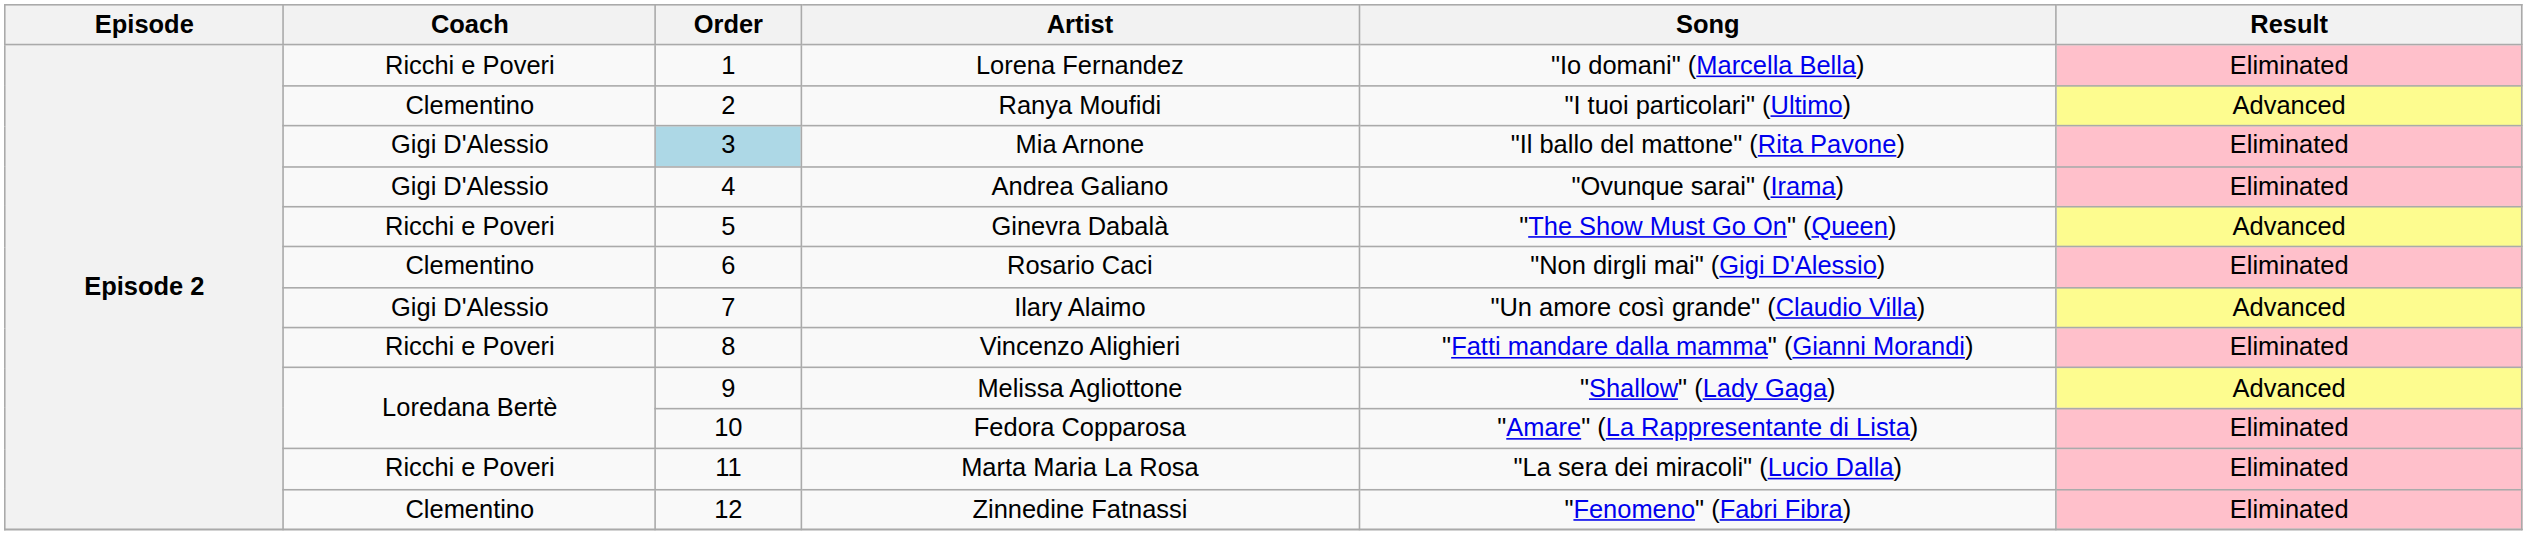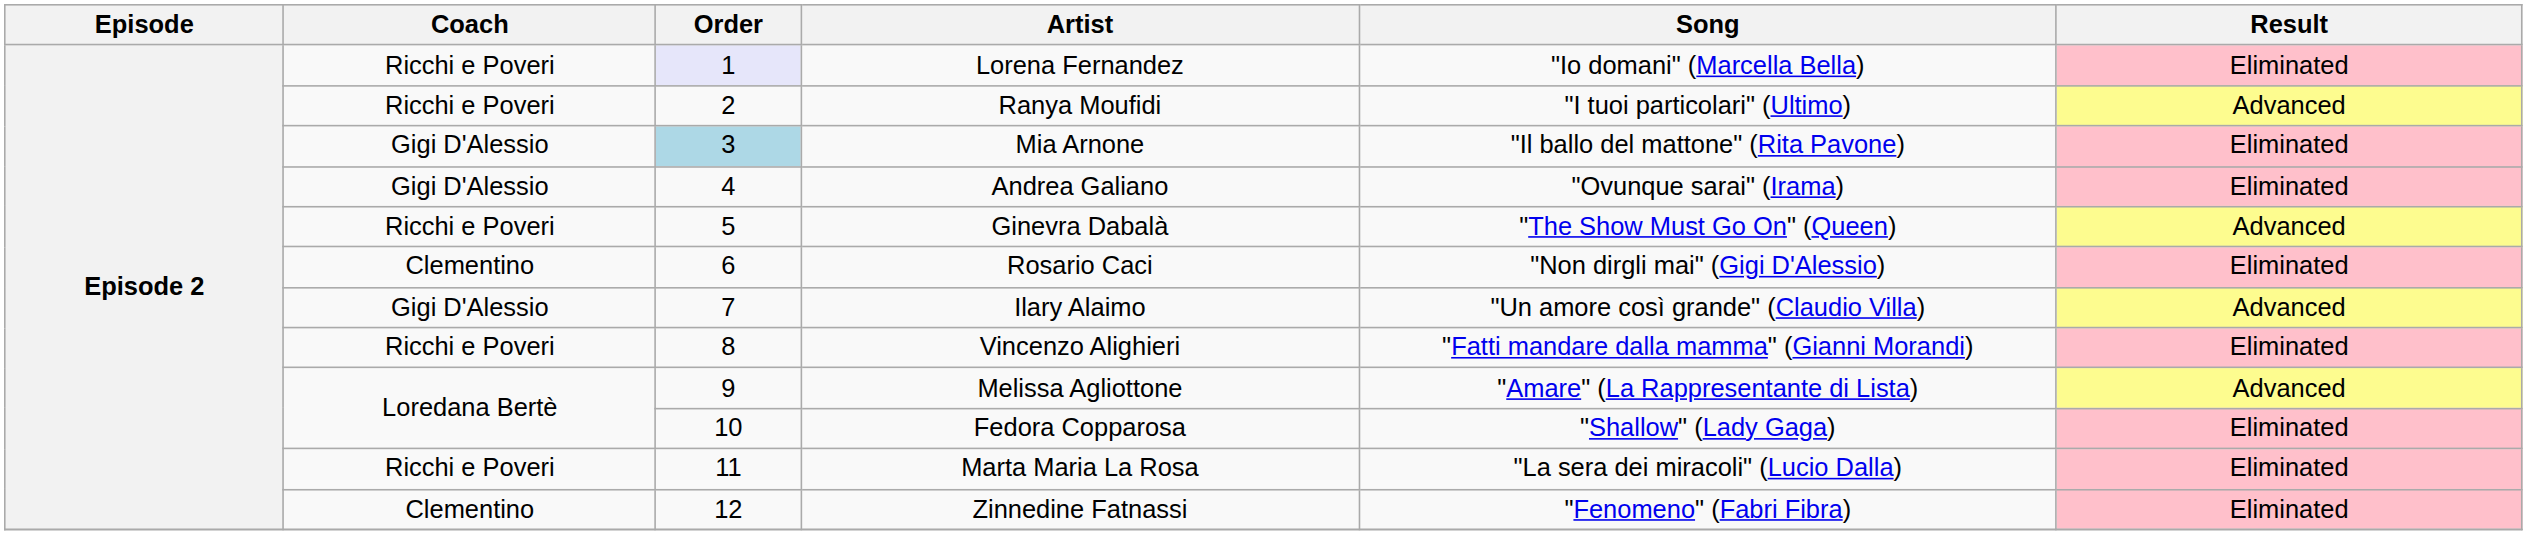(728, 65) no background -> (728, 65) lavender background
(470, 105) Clementino -> (470, 105) Ricchi e Poveri
(1708, 387) "Shallow" (Lady Gaga) -> (1708, 387) "Amare" (La Rappresentante di Lista)
(1708, 428) "Amare" (La Rappresentante di Lista) -> (1708, 428) "Shallow" (Lady Gaga)
